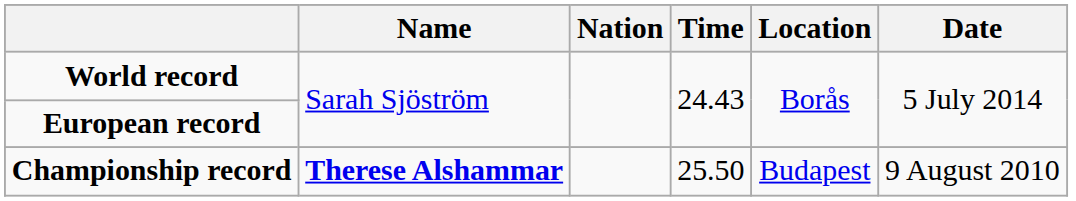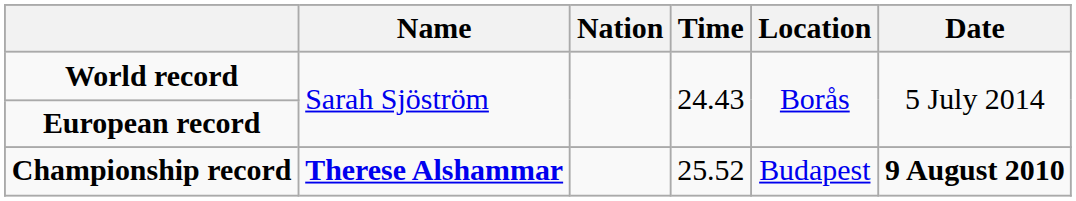(711, 170) 25.50 -> (711, 170) 25.52
(972, 170) normal -> (975, 170) bold
